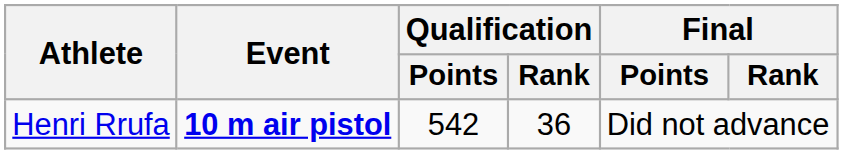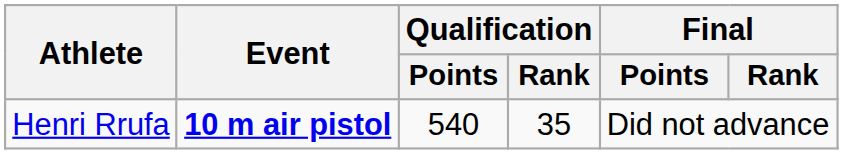(454, 124) 542 -> (454, 124) 540
(554, 124) 36 -> (554, 124) 35
